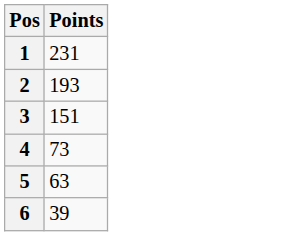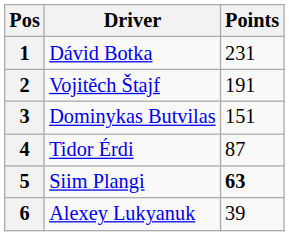+ column: (132, 20)
(64, 85) 193 -> (240, 85) 191
(59, 149) 73 -> (235, 149) 87
(59, 181) normal -> (235, 181) bold
